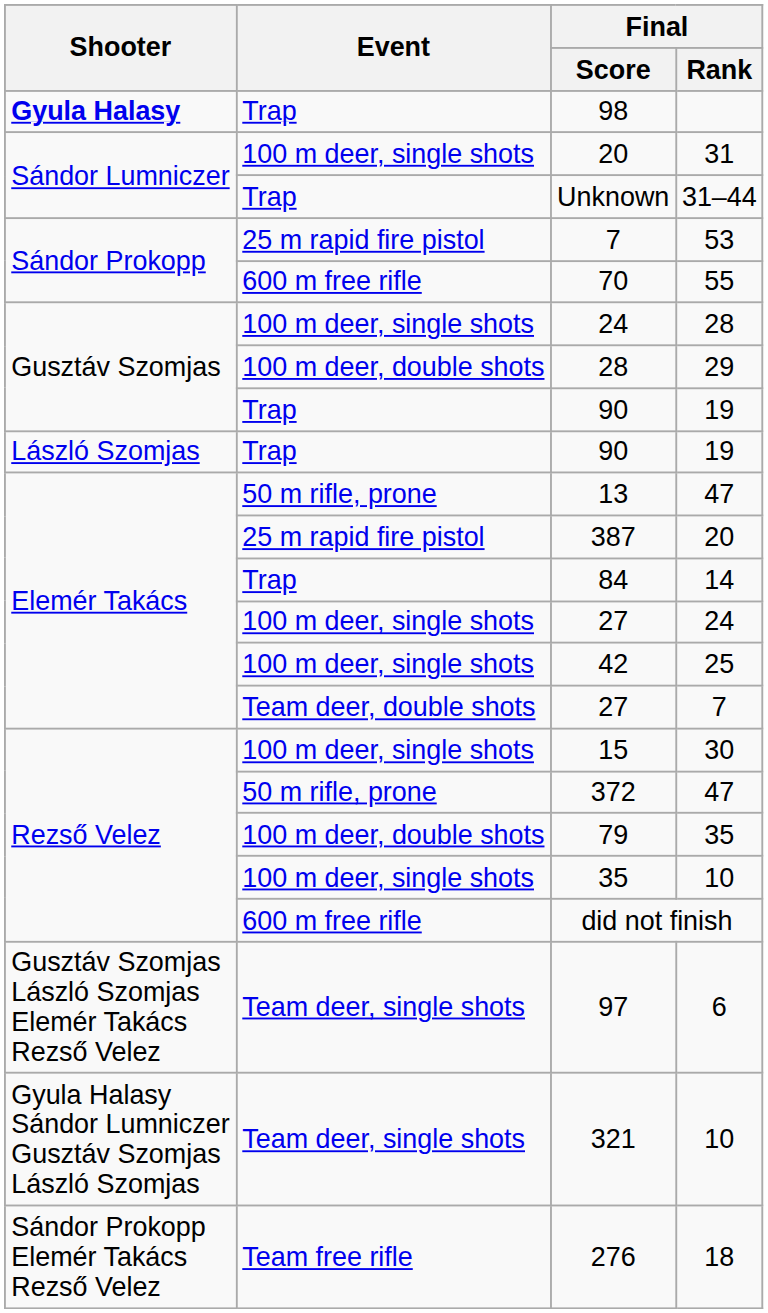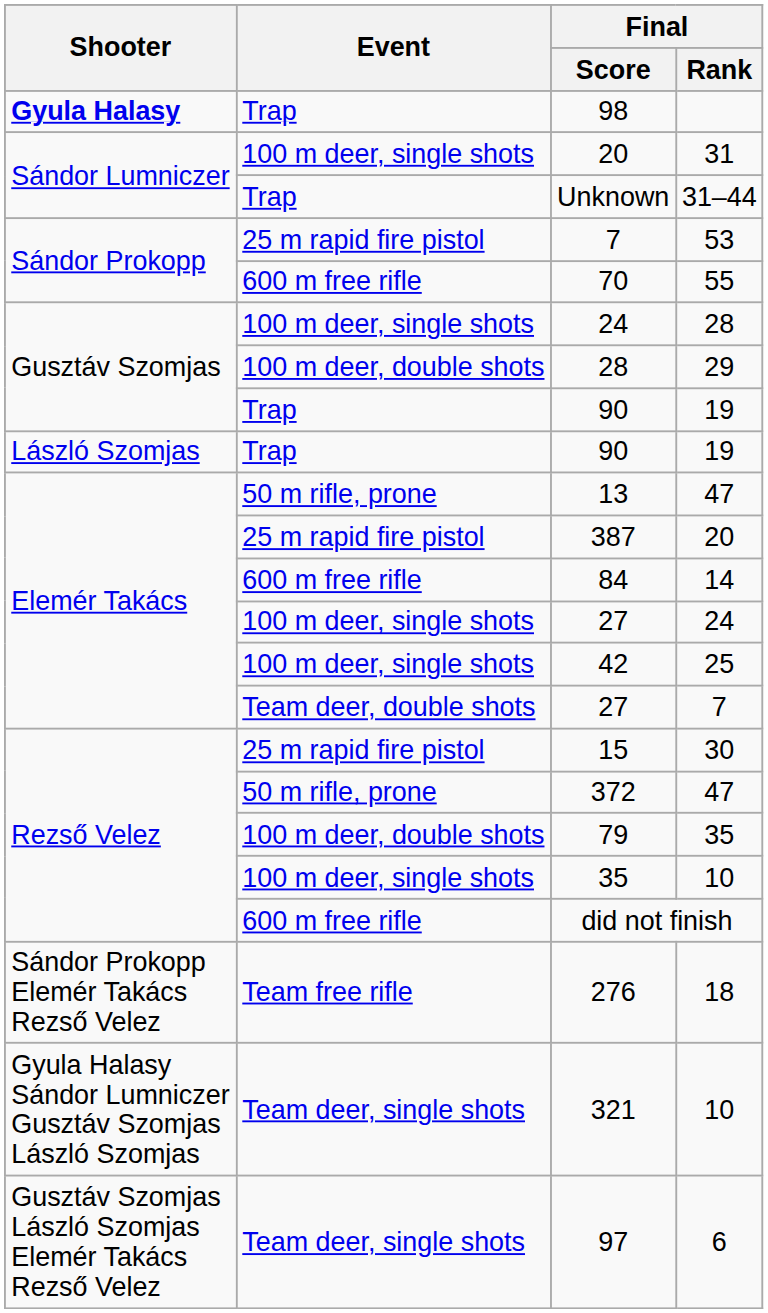(269, 580) Trap -> (332, 580) 600 m free rifle
(388, 750) 100 m deer, single shots -> (363, 750) 25 m rapid fire pistol
rows swapped: (613, 1257) <-> (613, 1007)
